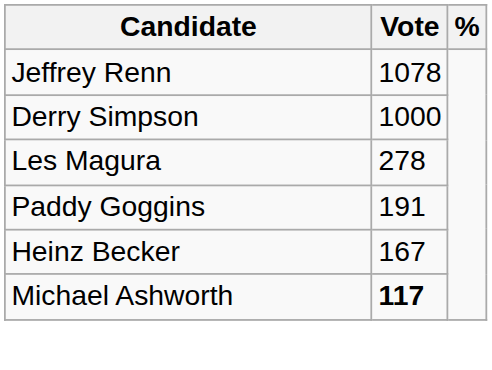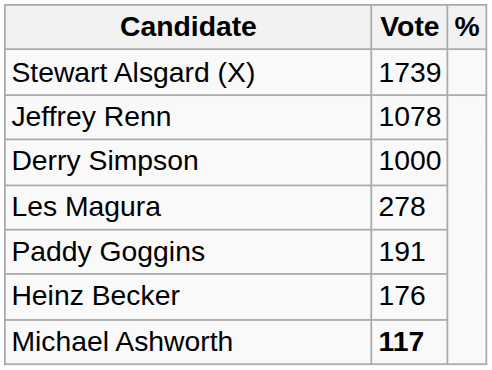+ row: (133, 71)
(402, 251) 167 -> (402, 296) 176
